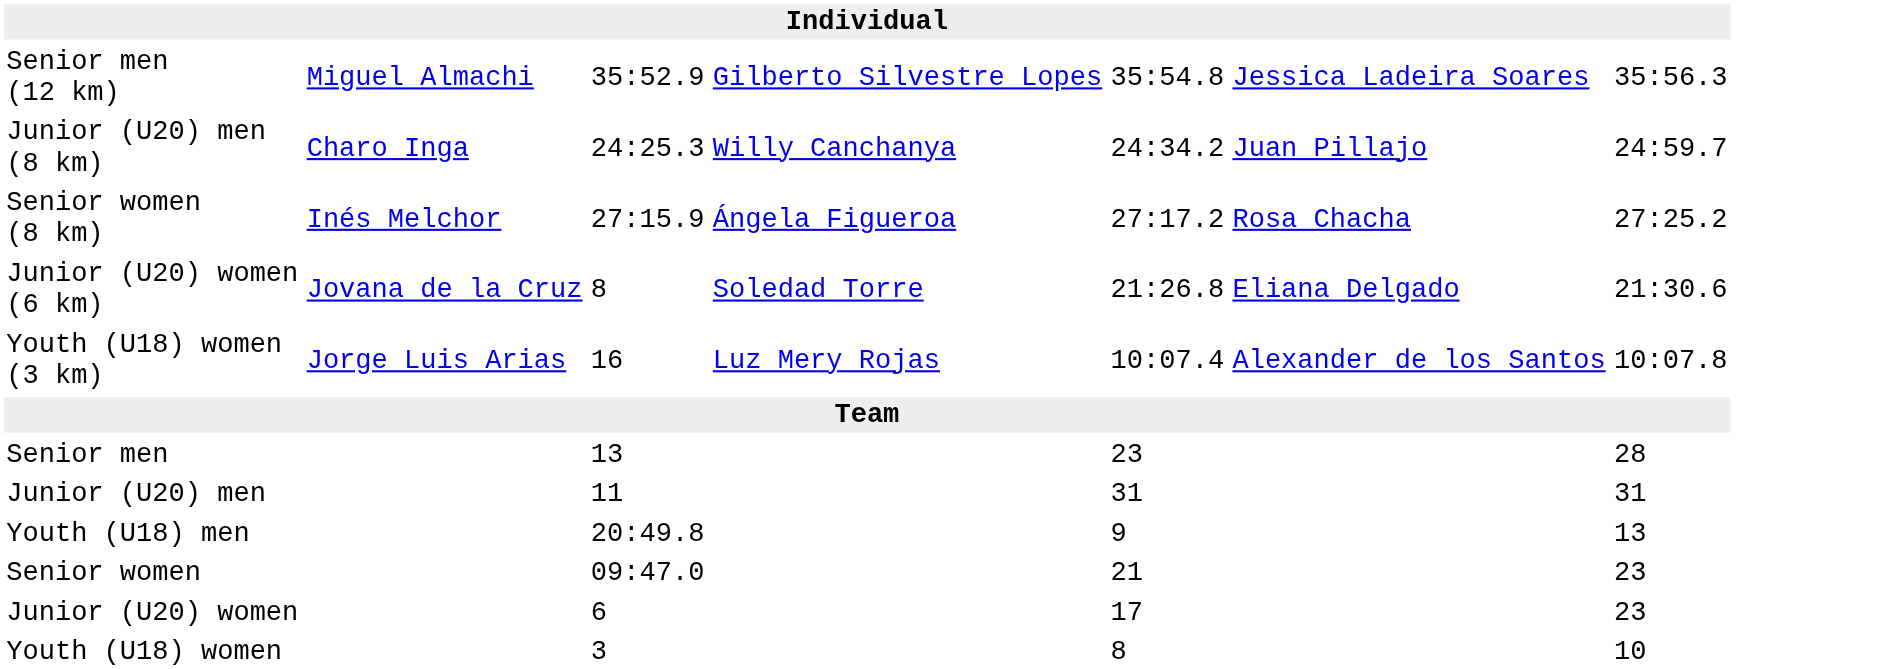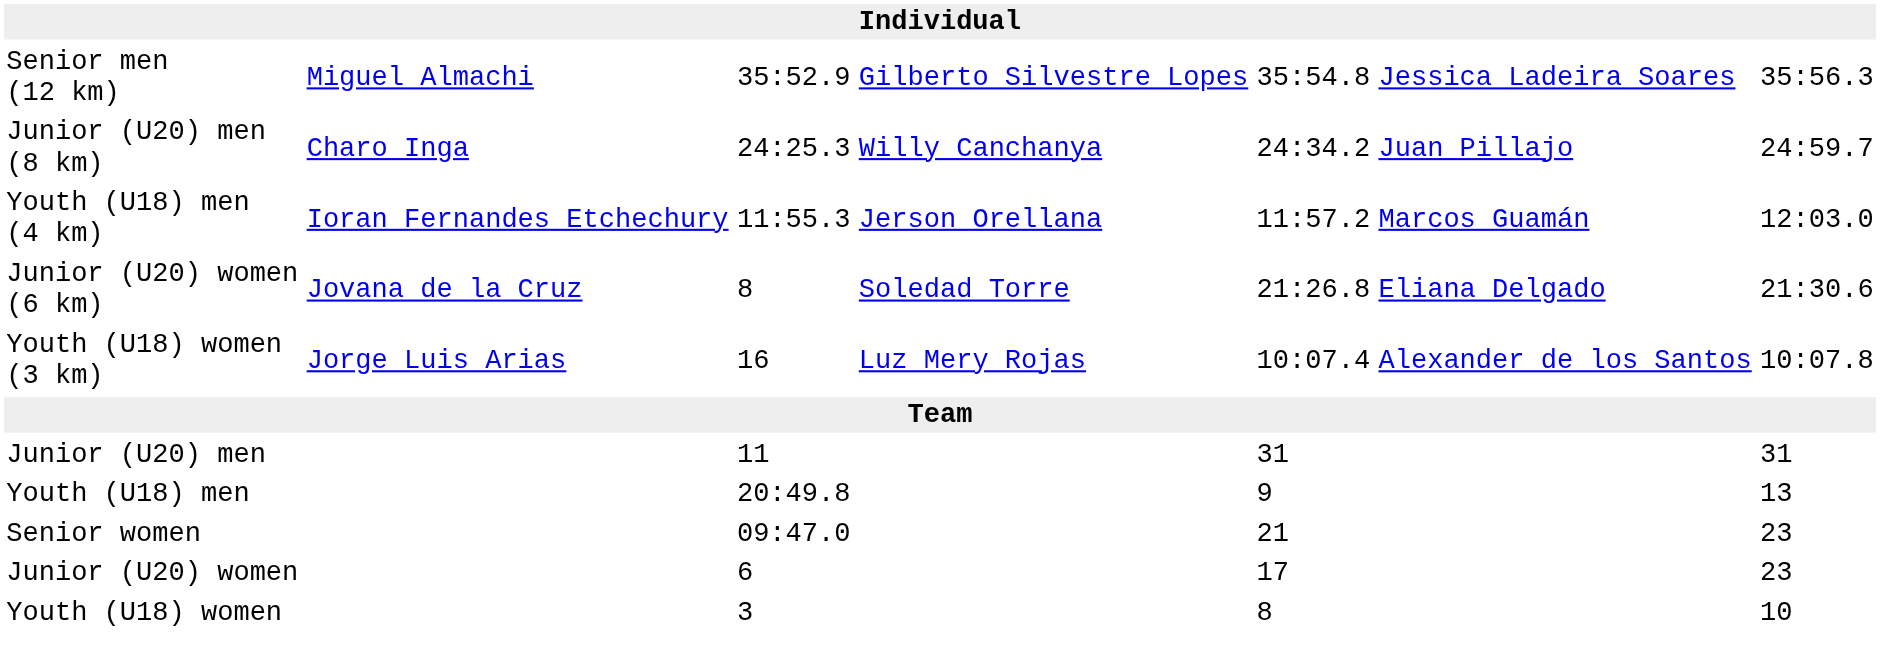+ row: (128, 218)
- row: (104, 218)
- row: (87, 454)
